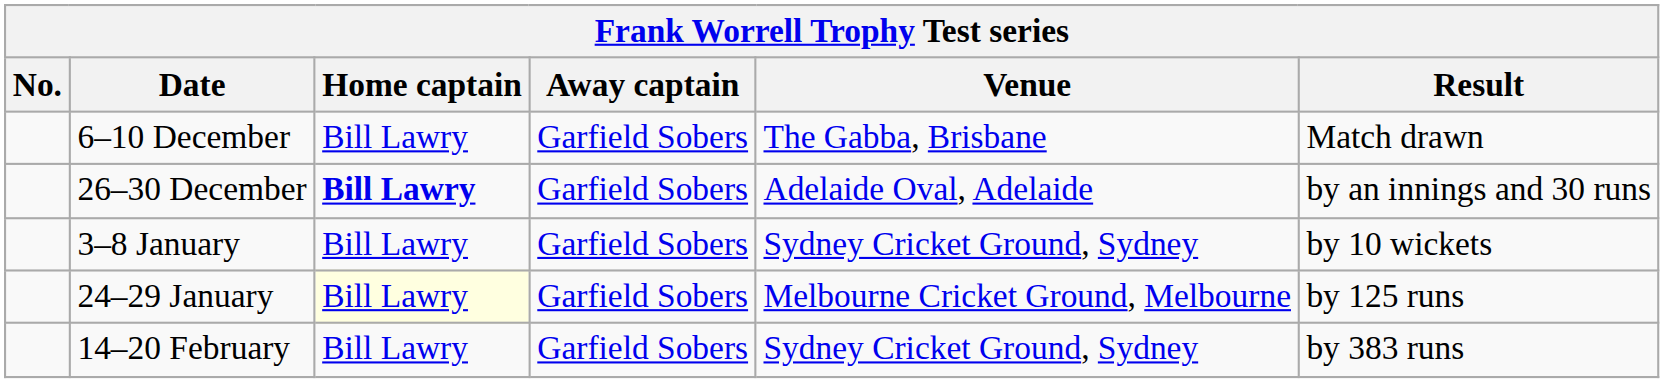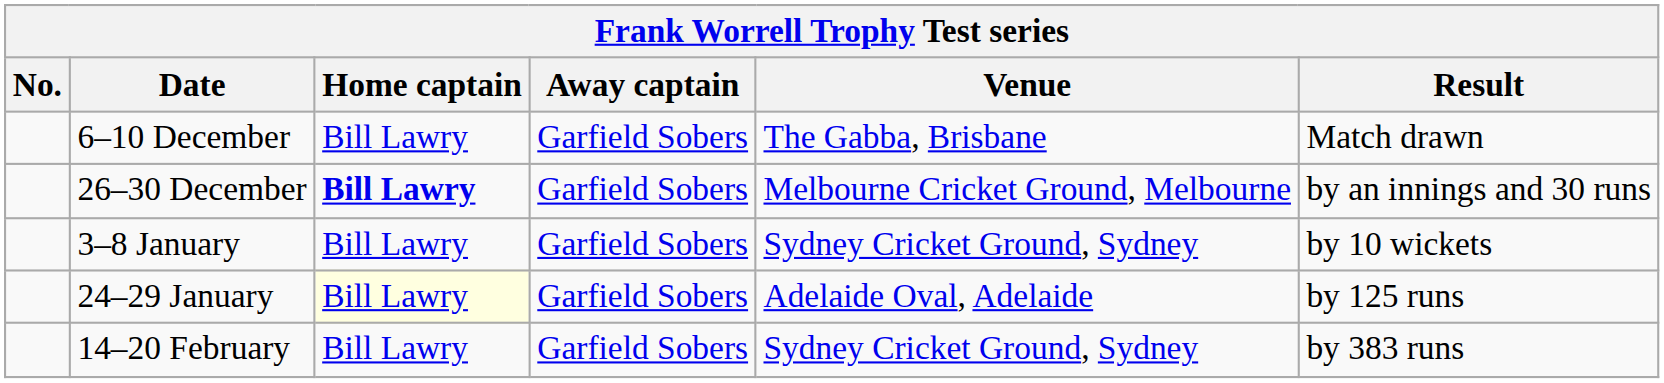(928, 190) Adelaide Oval, Adelaide -> (1027, 190) Melbourne Cricket Ground, Melbourne
(1027, 296) Melbourne Cricket Ground, Melbourne -> (928, 296) Adelaide Oval, Adelaide
